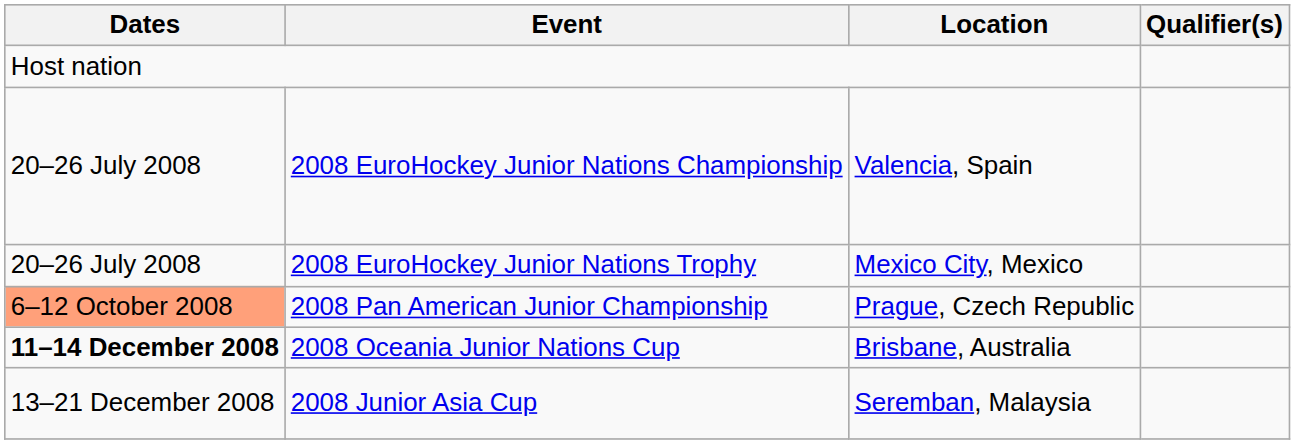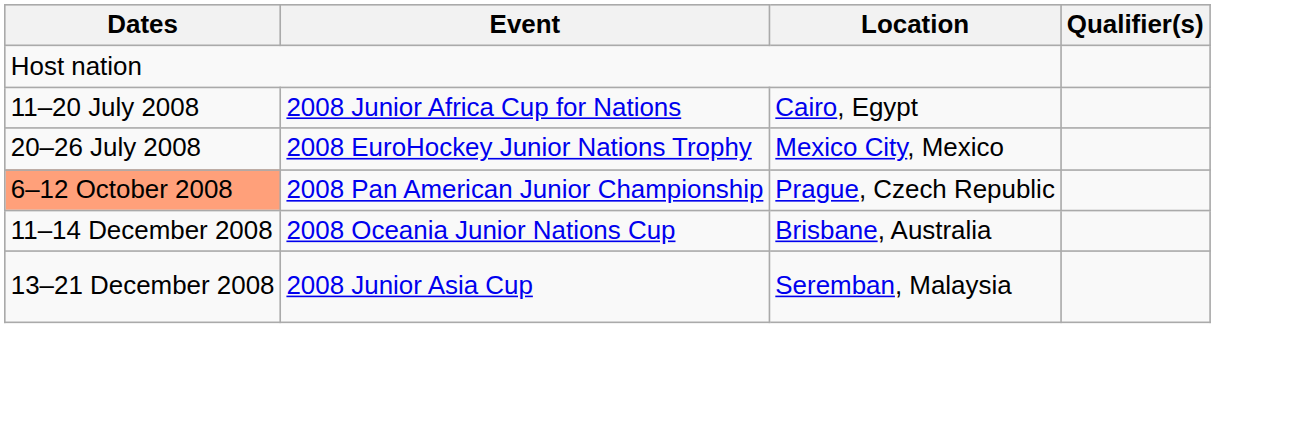+ row: (484, 107)
- row: (567, 165)
(145, 347) bold -> (142, 230) normal
